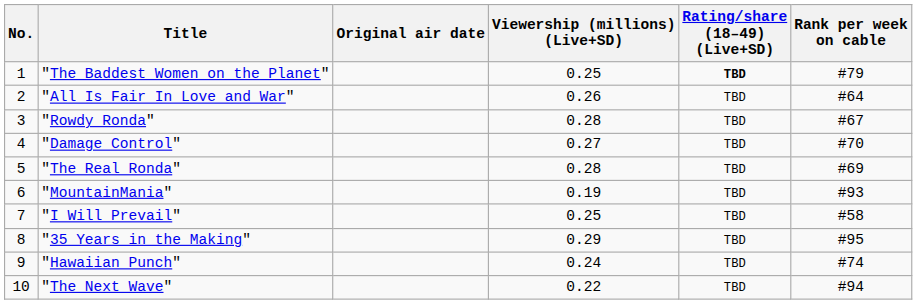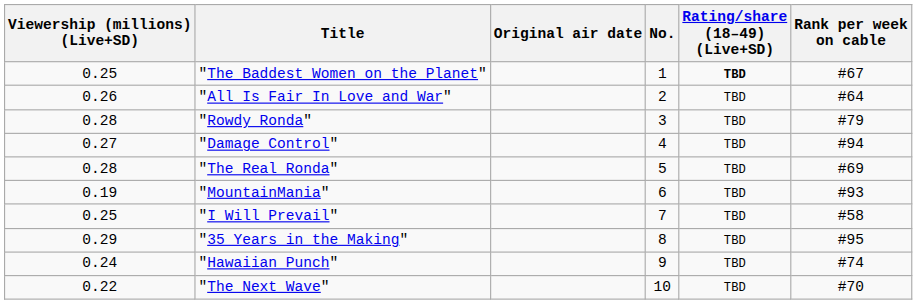columns swapped: (21, 33) <-> (584, 33)
(851, 74) #79 -> (851, 74) #67
(851, 121) #67 -> (851, 121) #79
(851, 145) #70 -> (851, 145) #94
(851, 287) #94 -> (851, 287) #70
